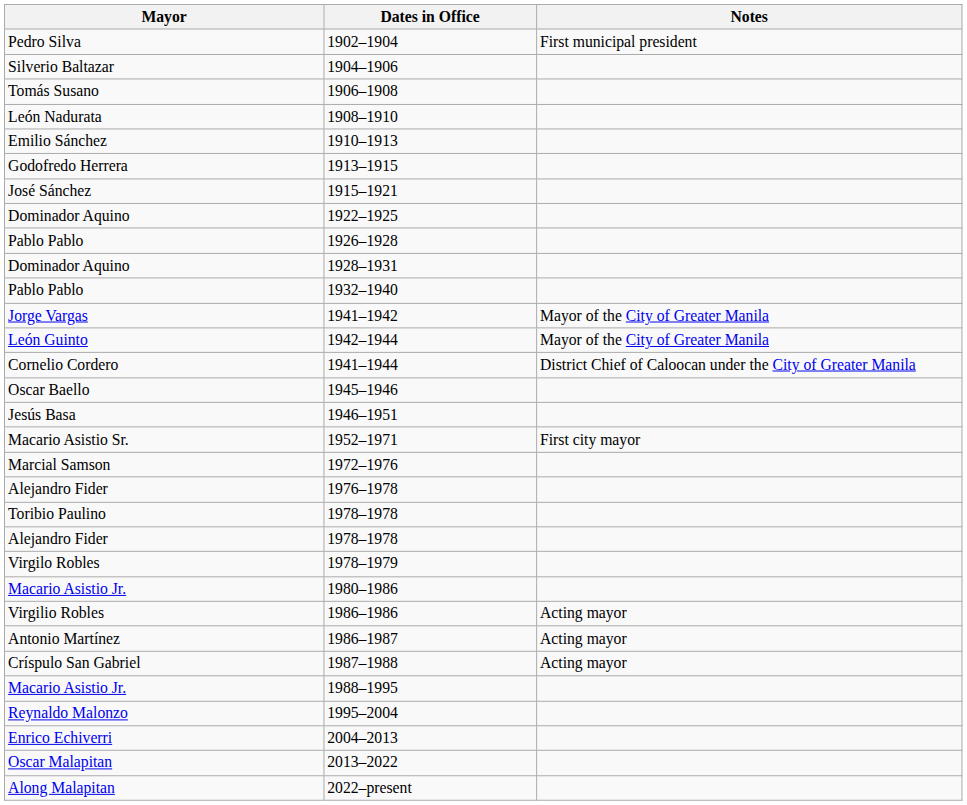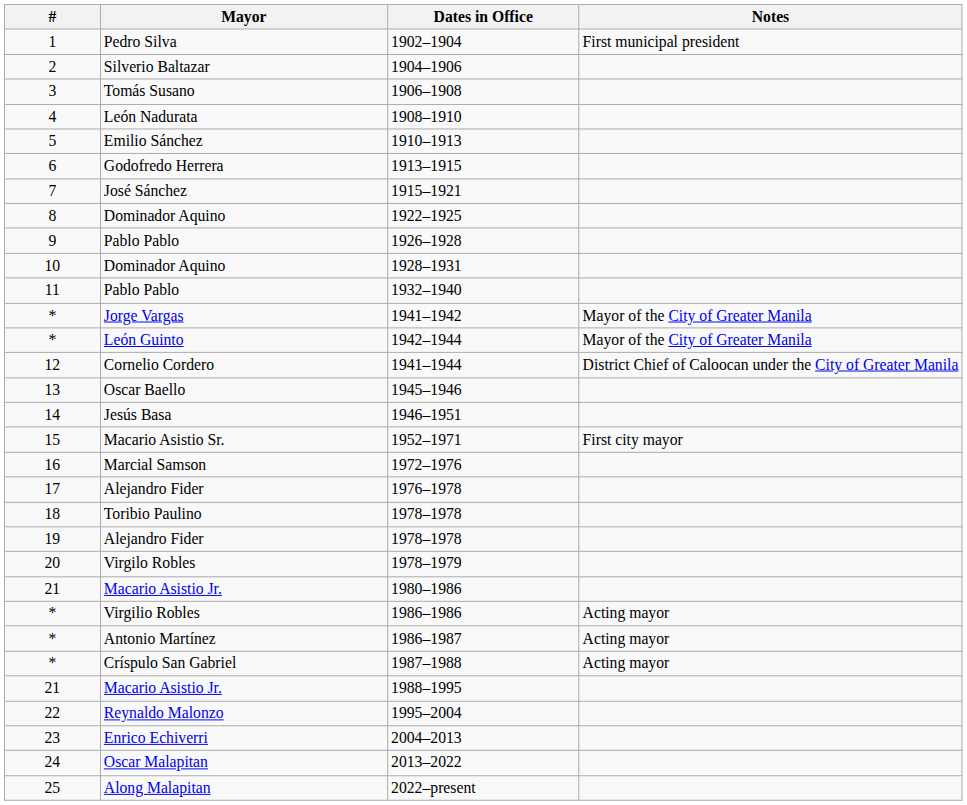+ column: (52, 16)
